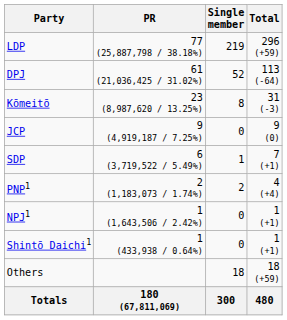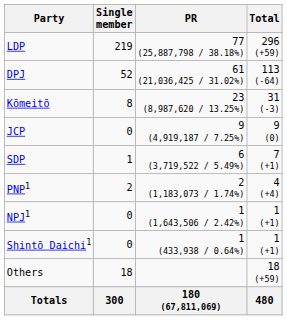columns swapped: (226, 19) <-> (149, 19)
